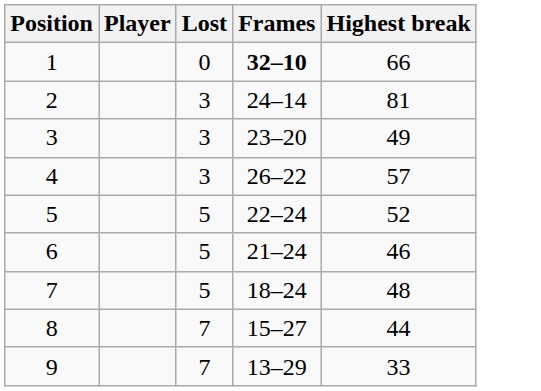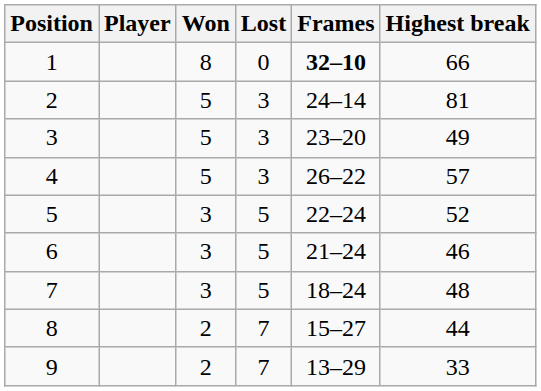+ column: (206, 23)
